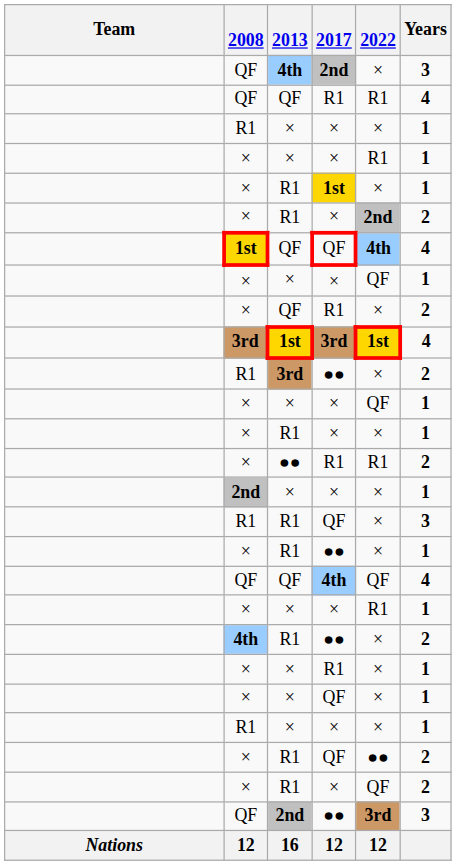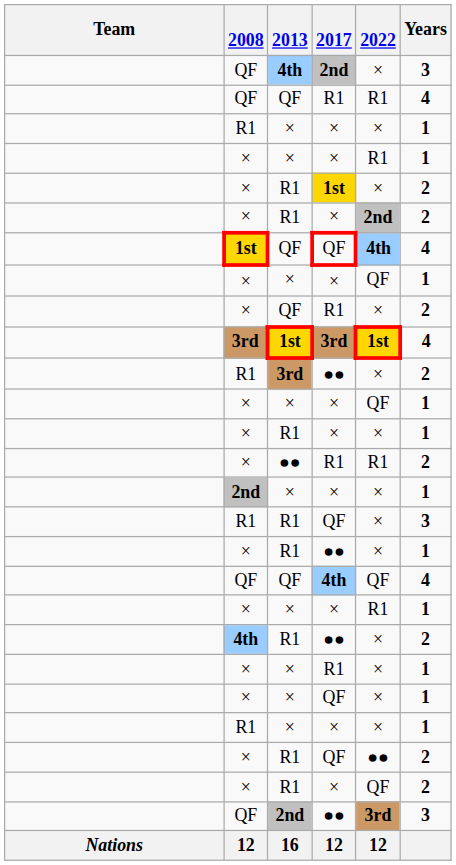(426, 187) 1 -> (426, 187) 2
